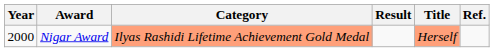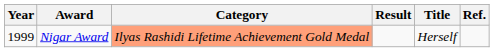(21, 36) 2000 -> (21, 36) 1999
(437, 36) lightsalmon background -> (437, 36) no background
